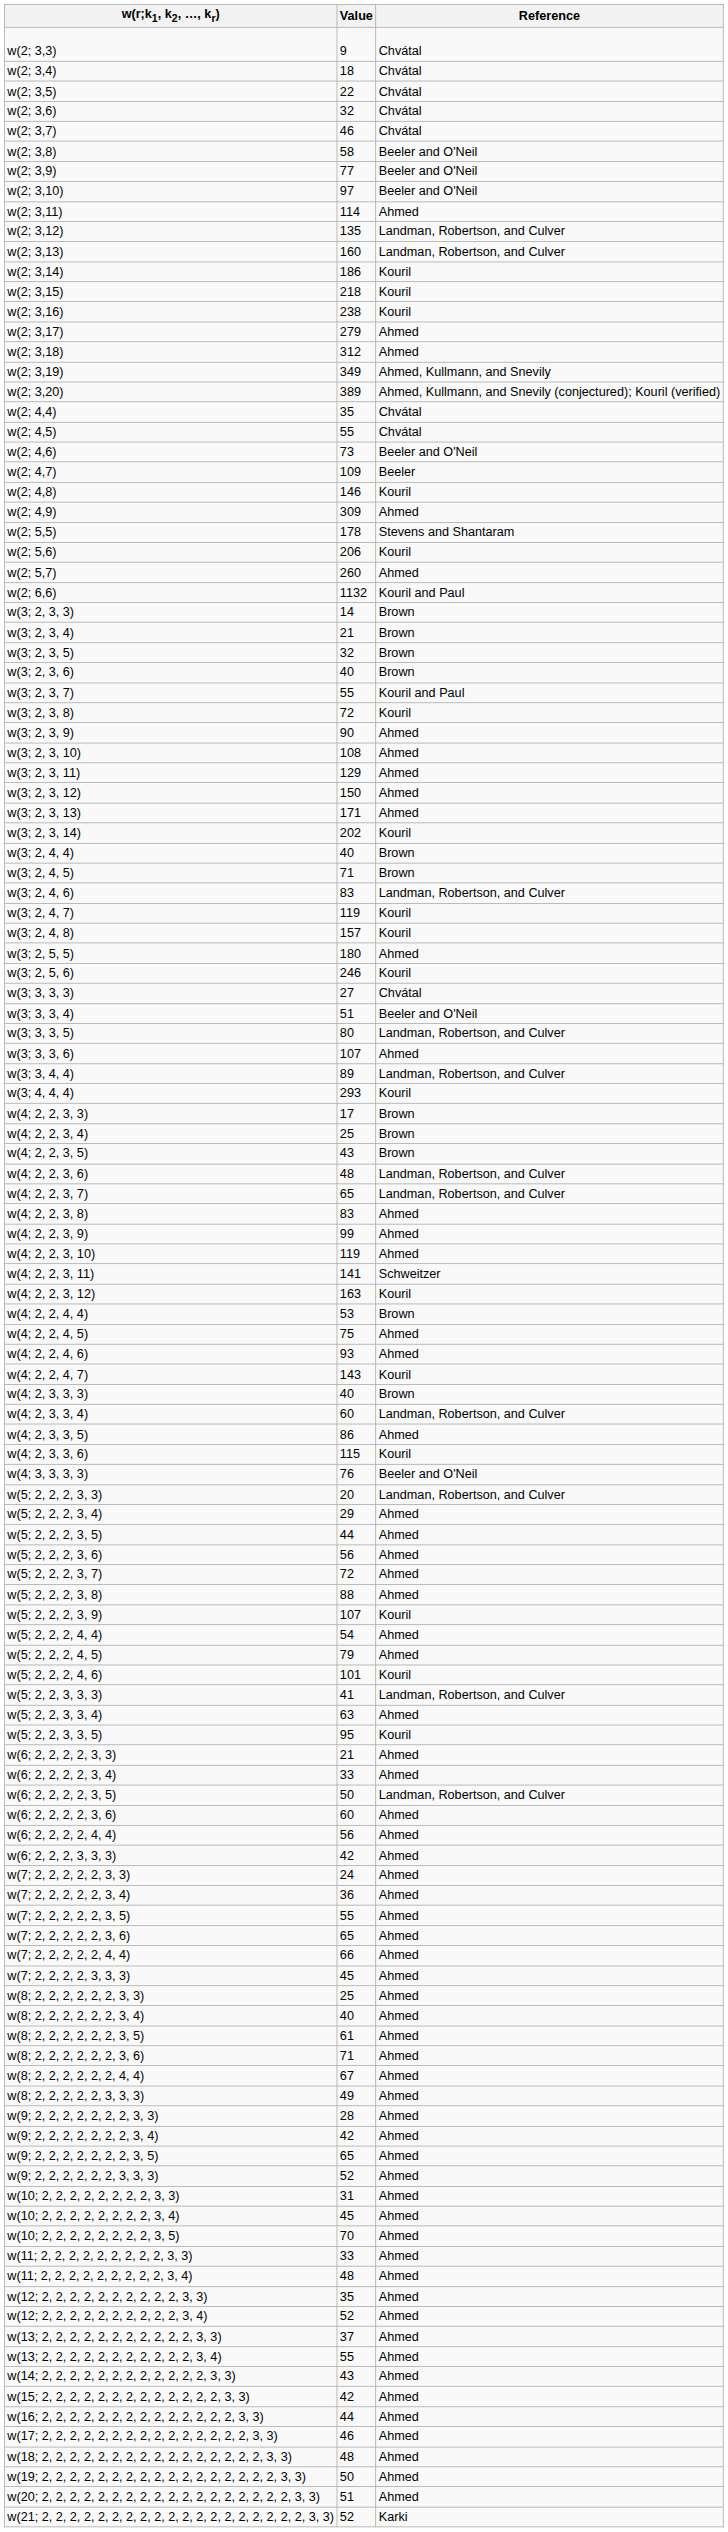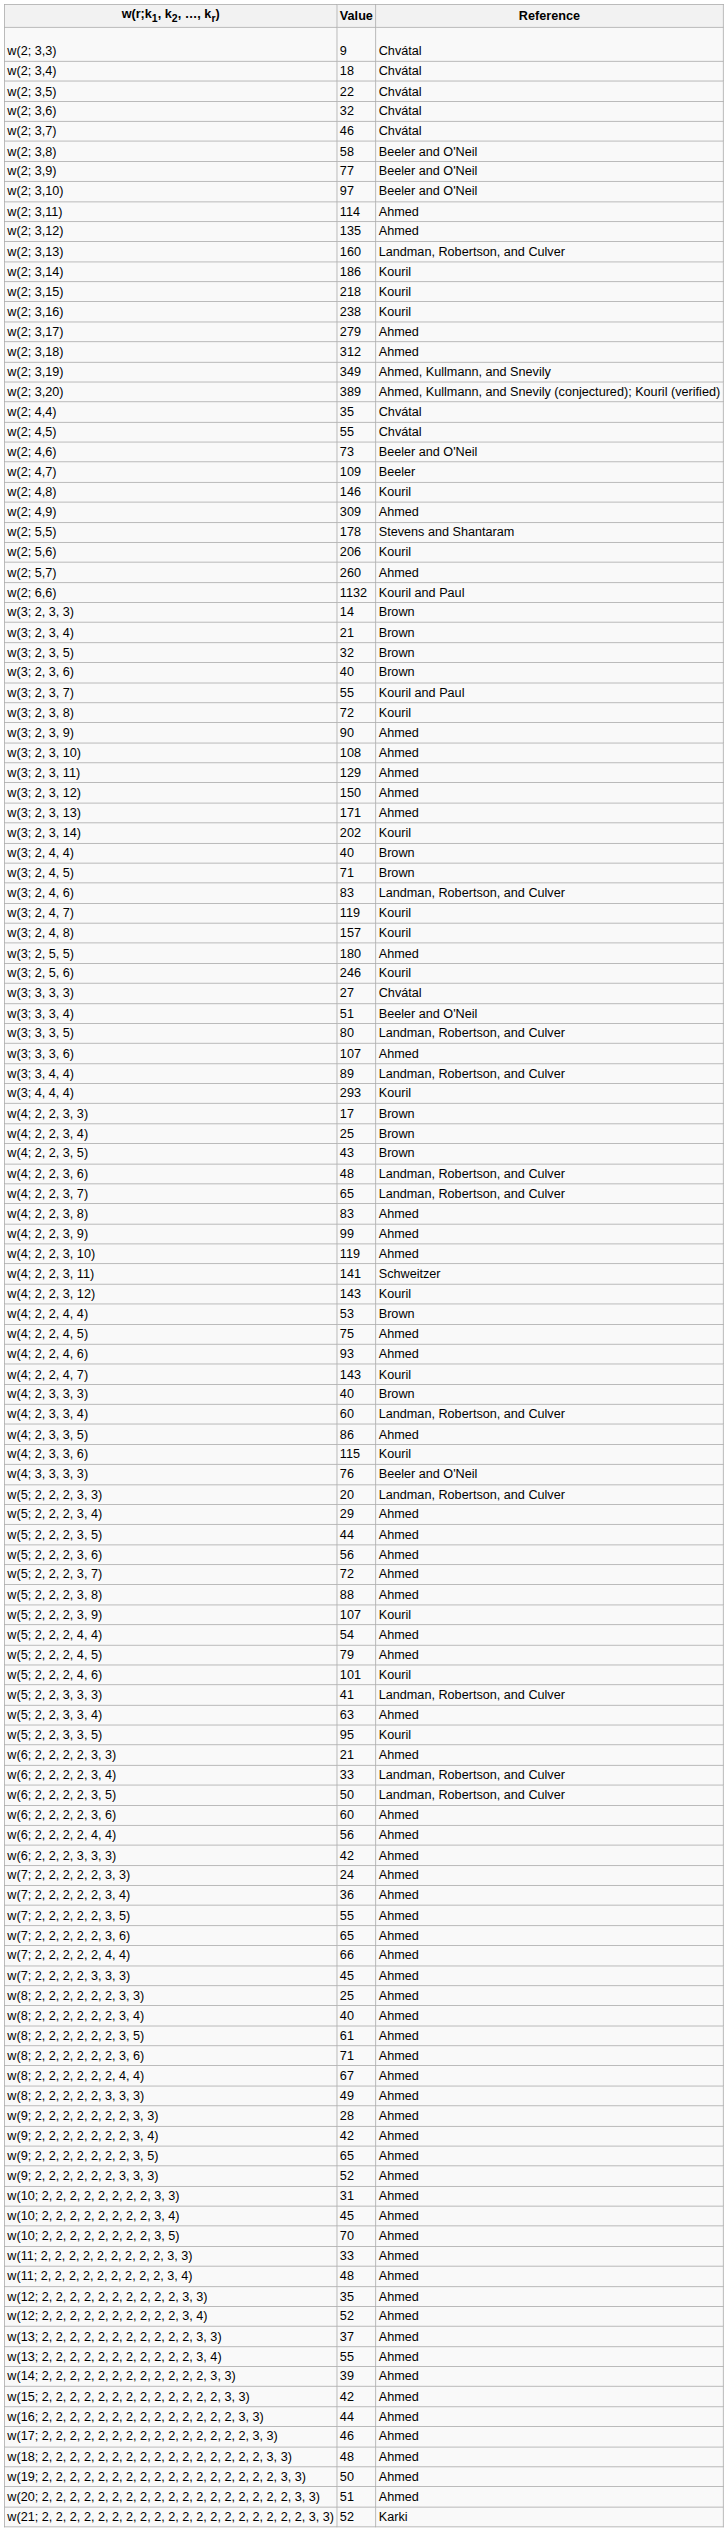(472, 231) Landman, Robertson, and Culver -> (399, 231) Ahmed
(350, 1294) 163 -> (350, 1294) 143
(399, 1775) Ahmed -> (472, 1775) Landman, Robertson, and Culver
(347, 2376) 43 -> (347, 2376) 39
